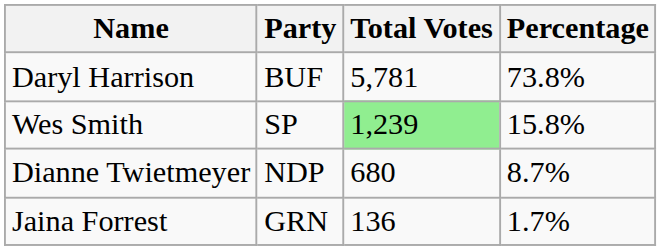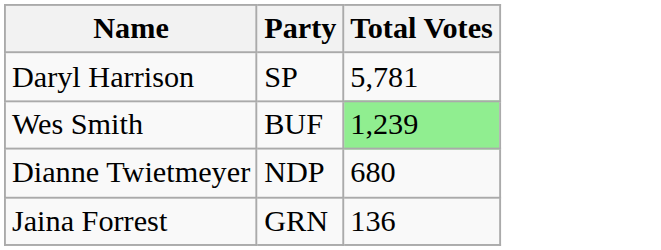- column: (578, 28)
(294, 76) BUF -> (281, 76) SP
(281, 124) SP -> (294, 124) BUF
